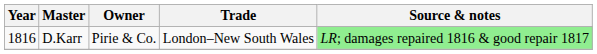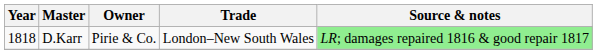(22, 37) 1816 -> (22, 37) 1818
